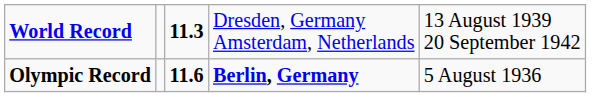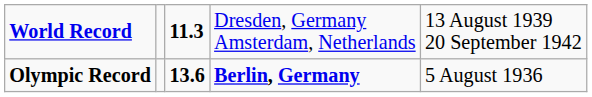(187, 75) 11.6 -> (187, 75) 13.6
